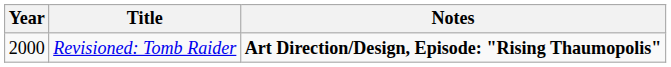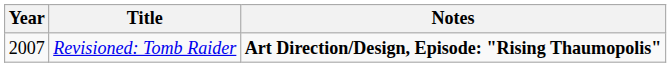(27, 47) 2000 -> (27, 47) 2007
